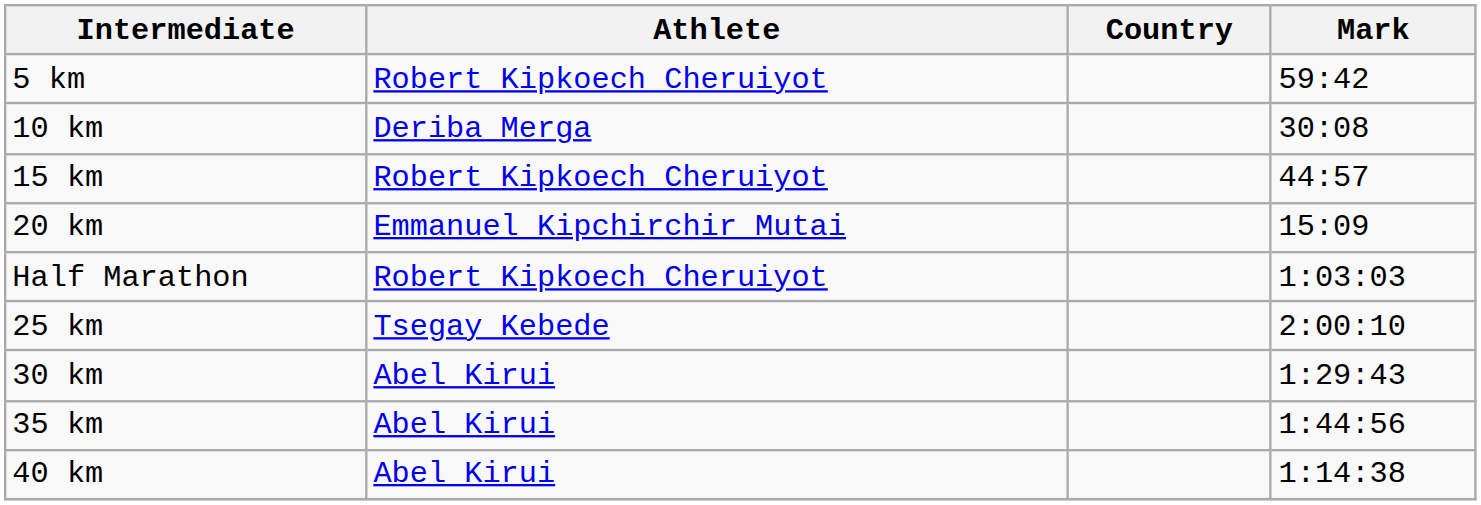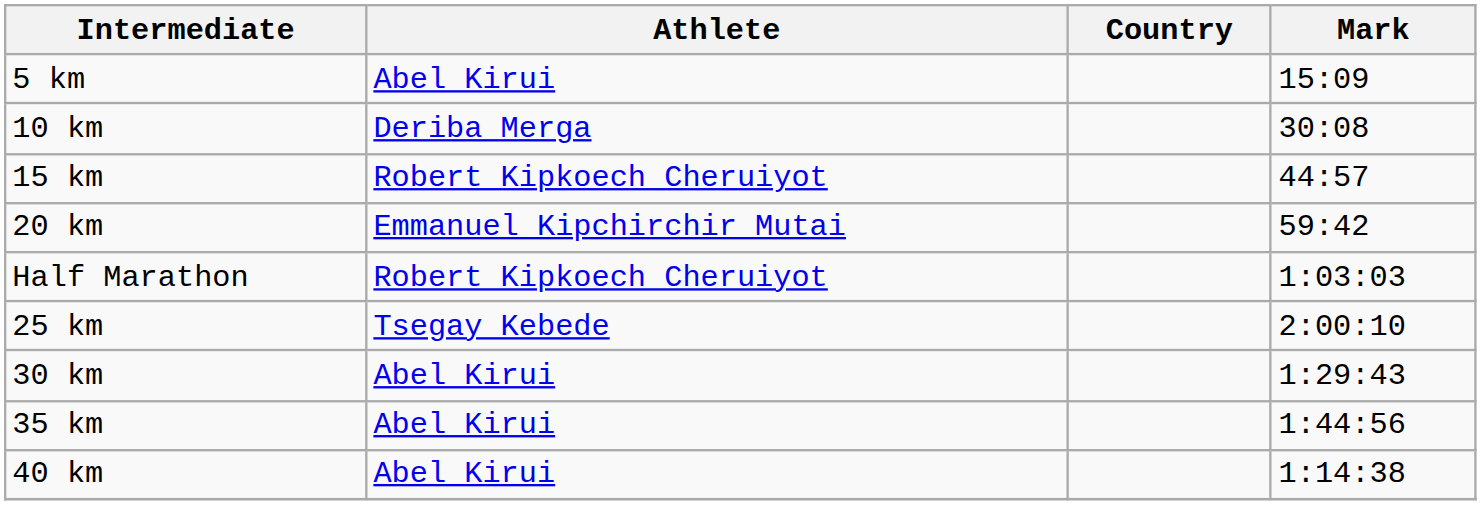(601, 79) Robert Kipkoech Cheruiyot -> (464, 79) Abel Kirui
(1324, 79) 59:42 -> (1324, 79) 15:09
(1324, 227) 15:09 -> (1324, 227) 59:42
